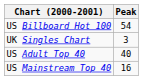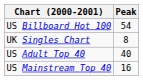(126, 40) 3 -> (126, 40) 8
